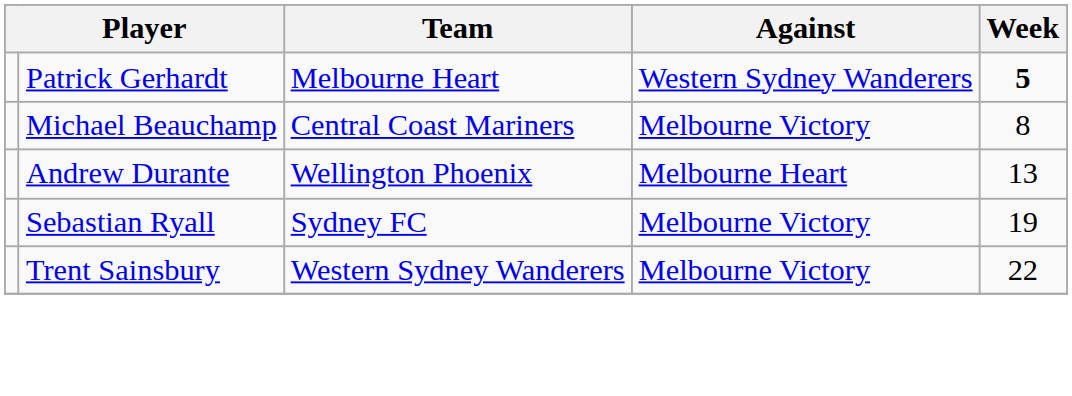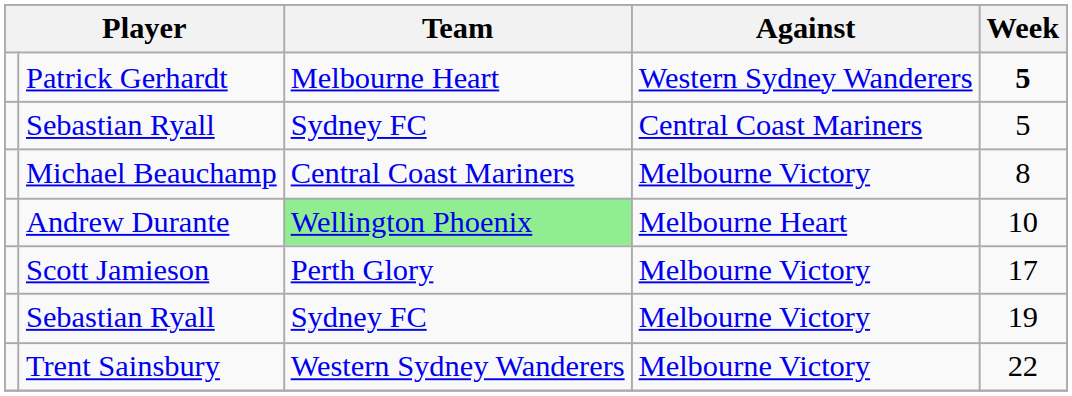+ row: (120, 125)
(411, 173) no background -> (411, 221) lightgreen background
(1023, 173) 13 -> (1023, 221) 10
+ row: (118, 269)
